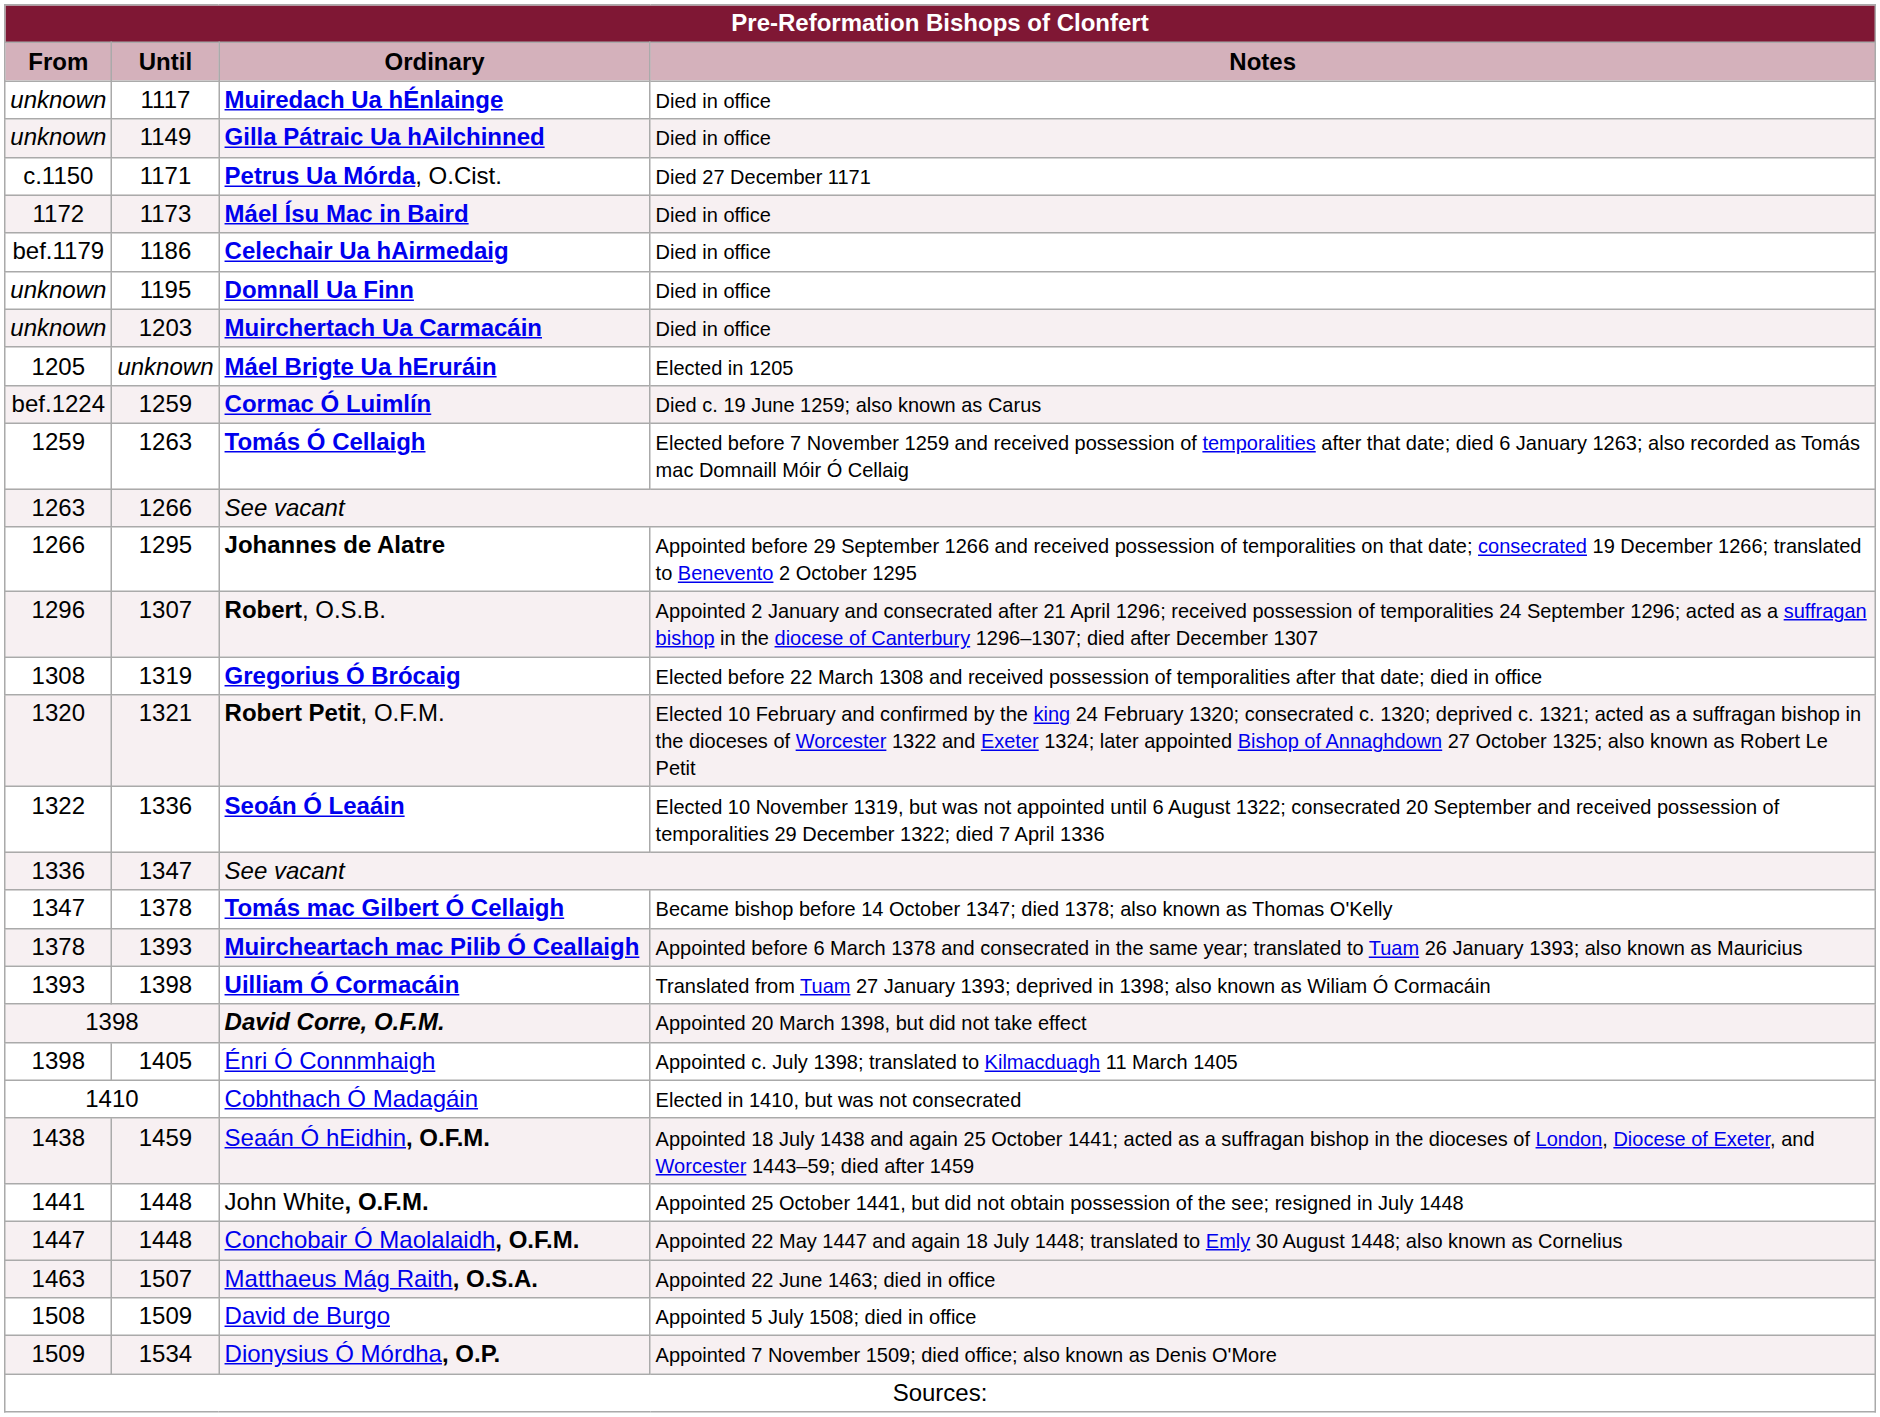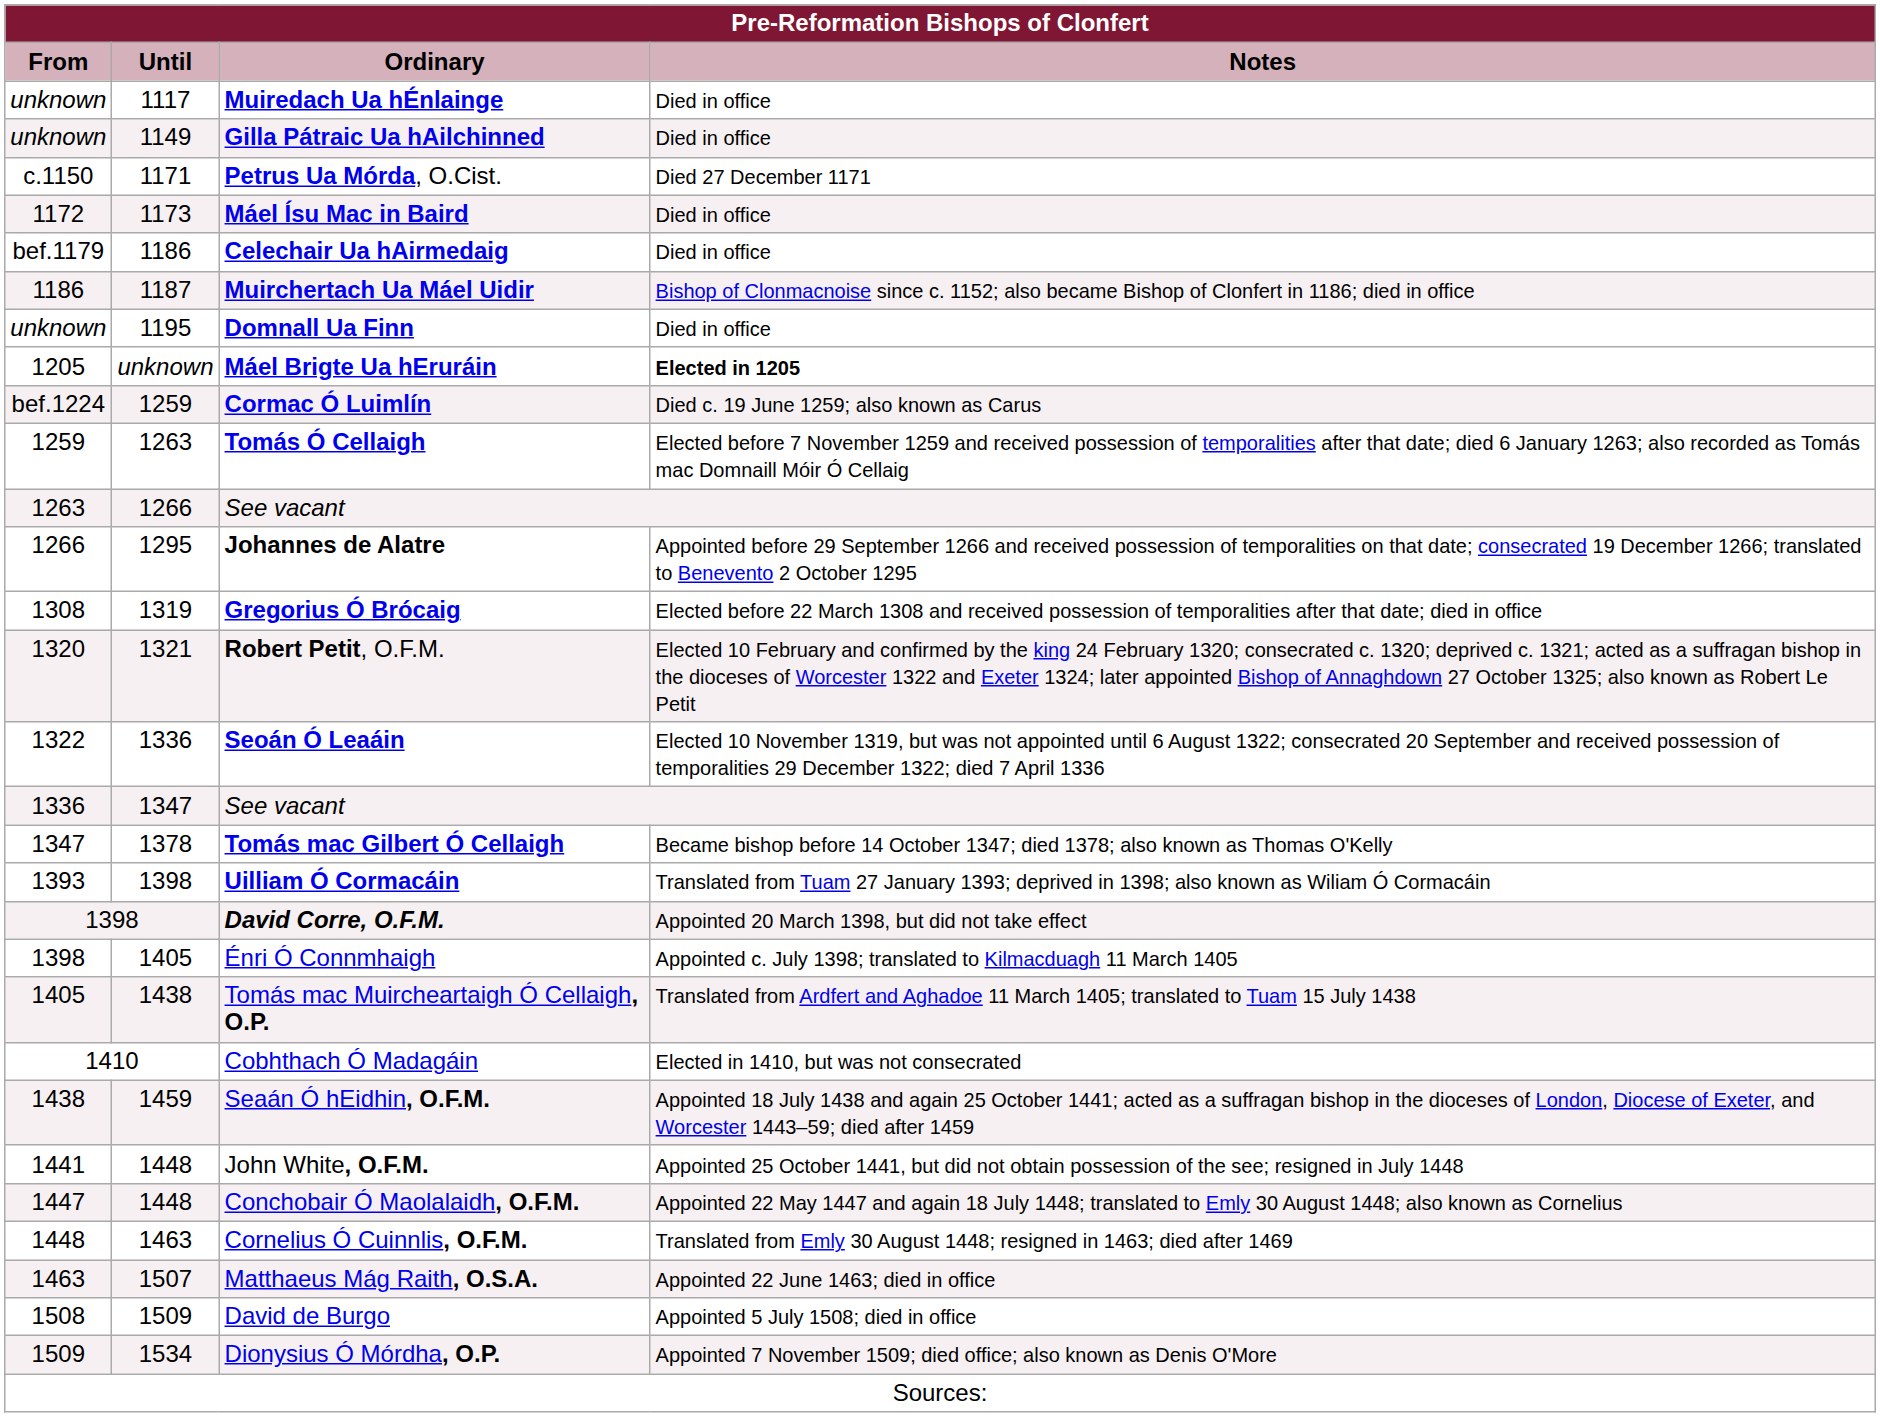+ row: (165, 289)
- row: (165, 328)
(725, 367) normal -> (728, 366) bold
- row: (165, 610)
- row: (165, 946)
+ row: (165, 995)
+ row: (165, 1240)
